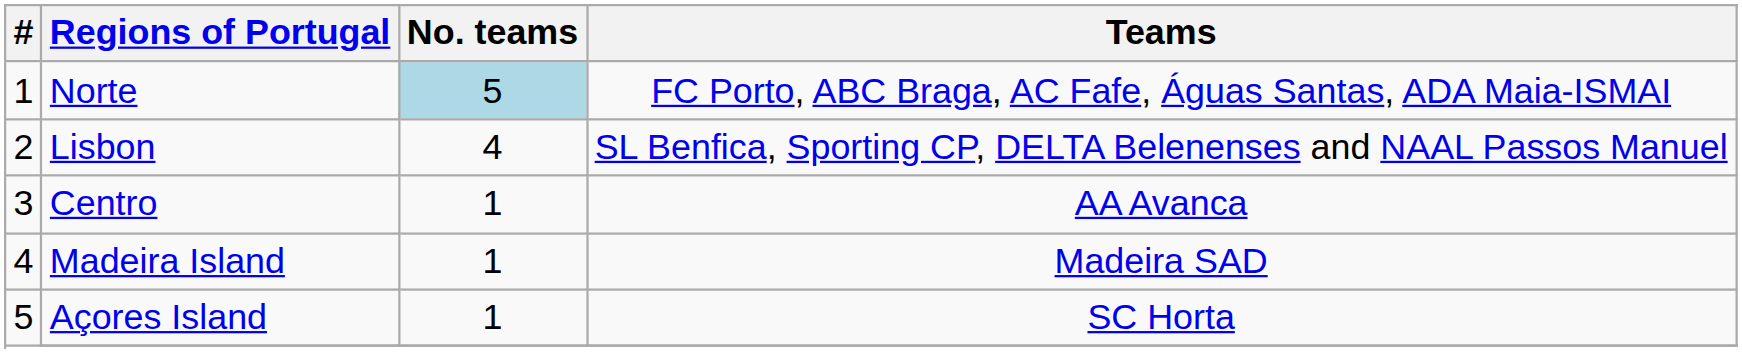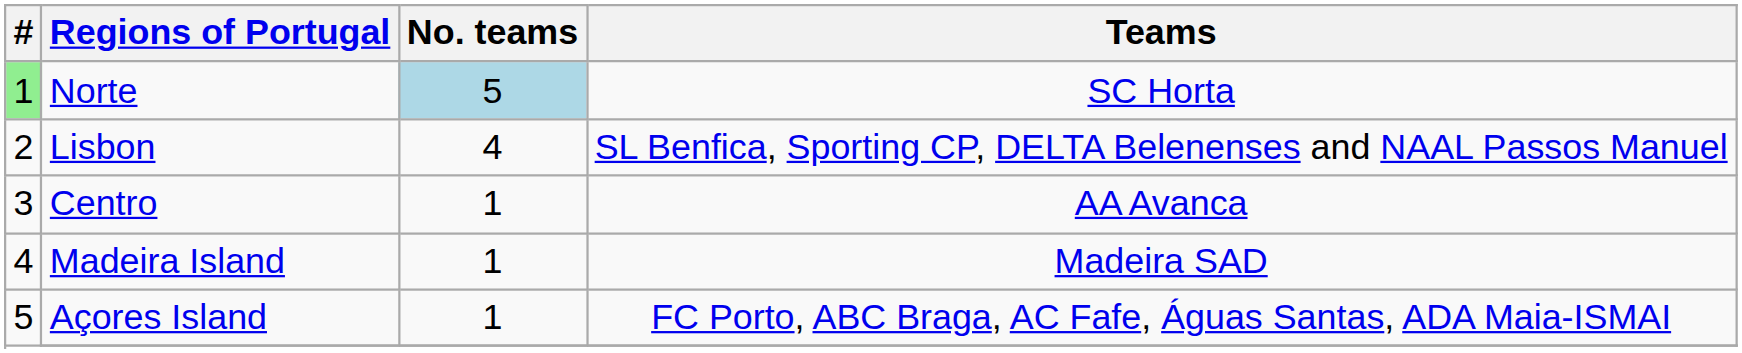(23, 89) no background -> (23, 89) lightgreen background
(1161, 89) FC Porto, ABC Braga, AC Fafe, Águas Santas, ADA Maia-ISMAI -> (1161, 89) SC Horta
(1161, 317) SC Horta -> (1161, 317) FC Porto, ABC Braga, AC Fafe, Águas Santas, ADA Maia-ISMAI
